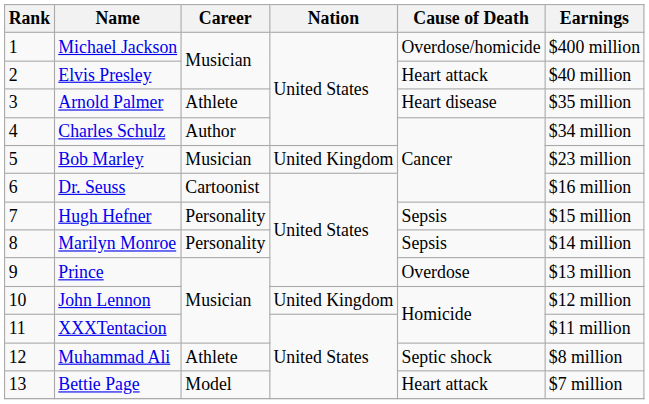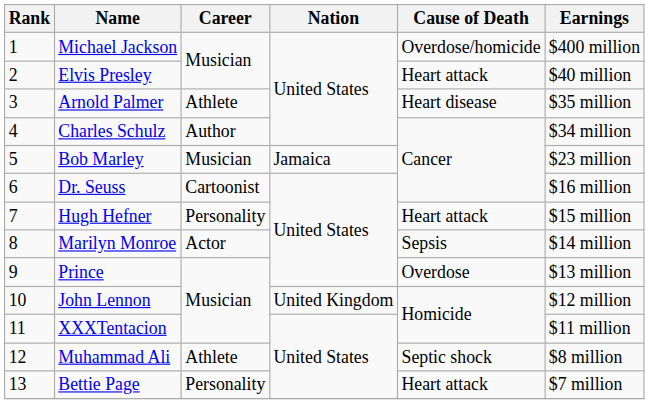(333, 159) United Kingdom -> (302, 159) Jamaica
(424, 215) Sepsis -> (445, 215) Heart attack
(225, 243) Personality -> (206, 243) Actor
(209, 384) Model -> (225, 384) Personality
